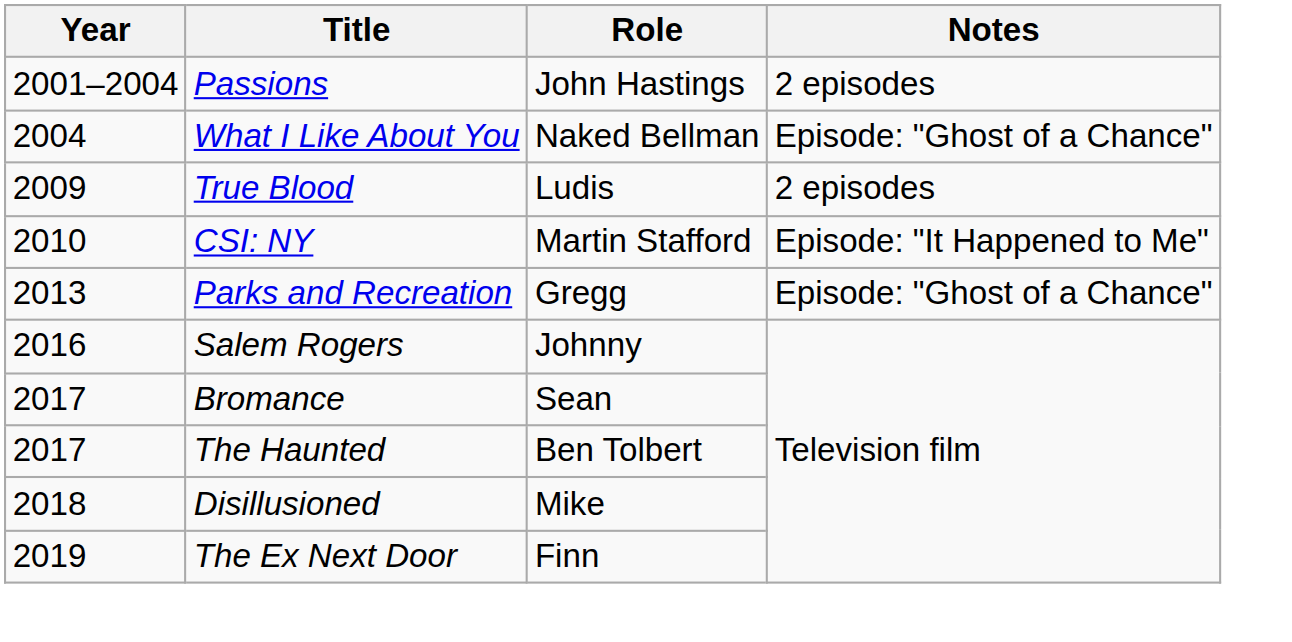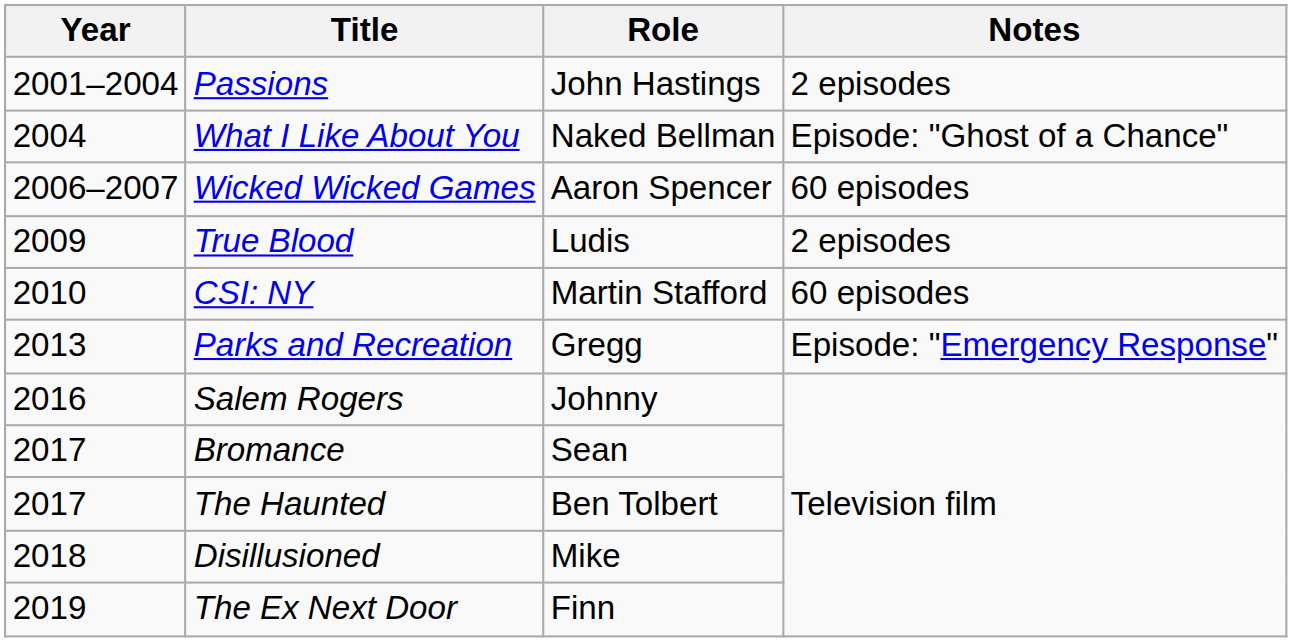+ row: (365, 188)
(992, 240) Episode: "It Happened to Me" -> (880, 293) 60 episodes
(994, 293) Episode: "Ghost of a Chance" -> (1034, 345) Episode: "Emergency Response"
